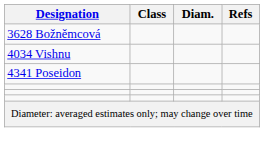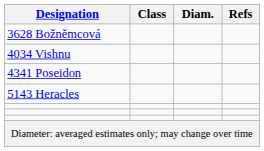+ row: (43, 93)
